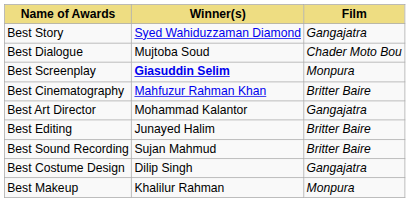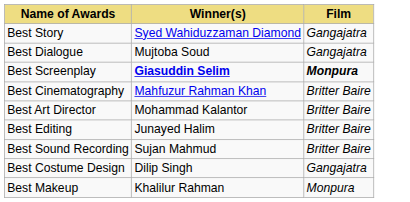(354, 52) Chader Moto Bou -> (337, 52) Gangajatra
(331, 71) normal -> (332, 71) bold
(337, 110) Gangajatra -> (339, 110) Britter Baire
